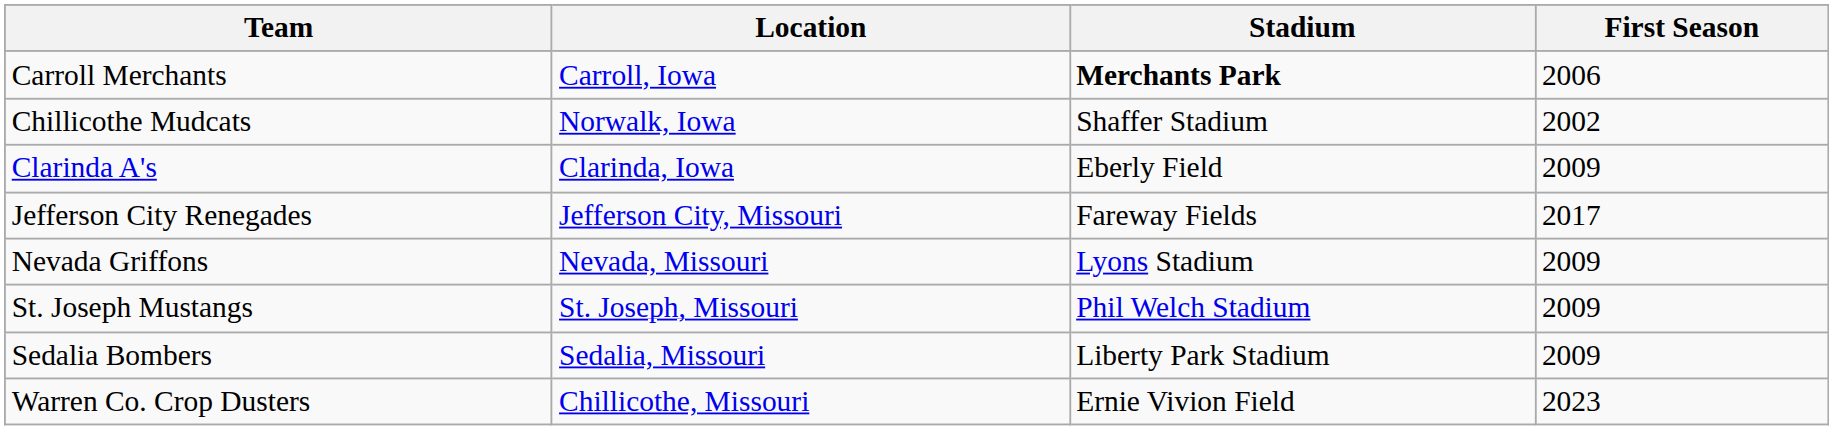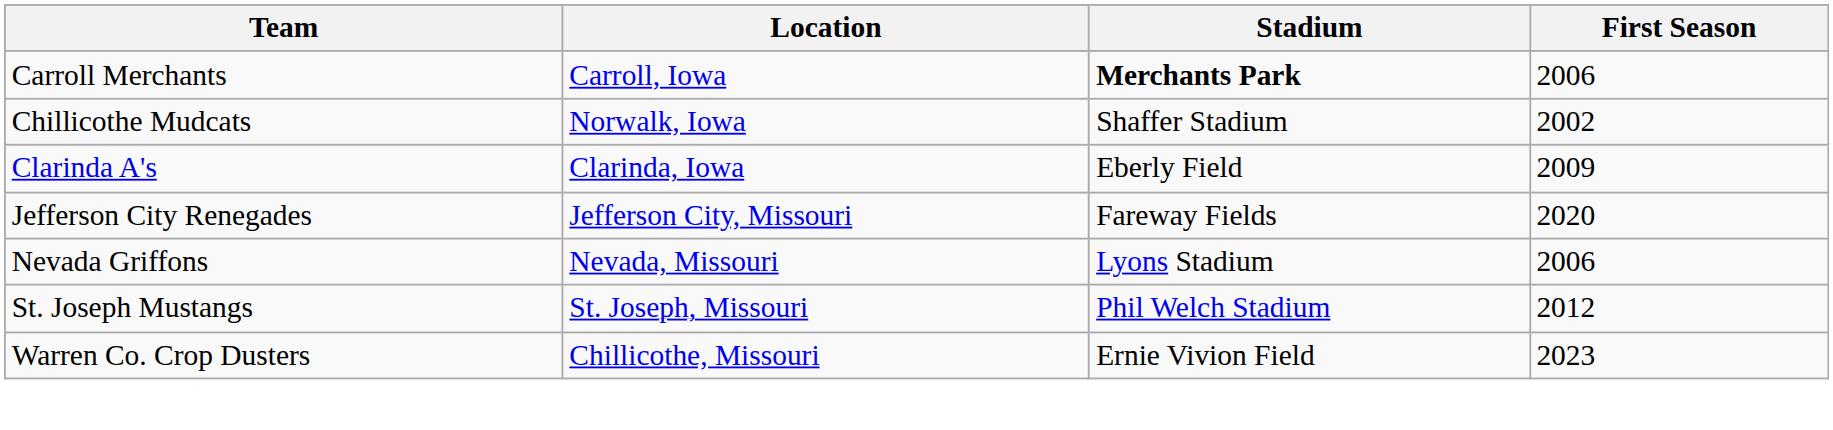(1571, 214) 2017 -> (1566, 214) 2020
(1571, 261) 2009 -> (1566, 261) 2006
(1571, 307) 2009 -> (1566, 307) 2012
- row: (112, 354)
